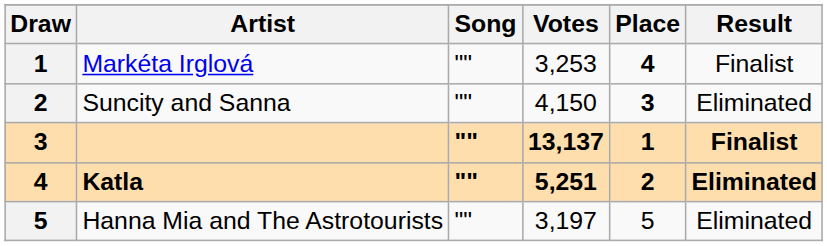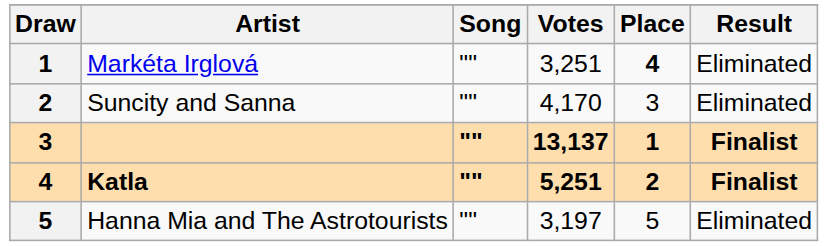(566, 63) 3,253 -> (571, 63) 3,251
(754, 63) Finalist -> (754, 63) Eliminated
(566, 102) 4,150 -> (571, 102) 4,170
(648, 102) bold -> (652, 102) normal
(754, 181) Eliminated -> (754, 181) Finalist
